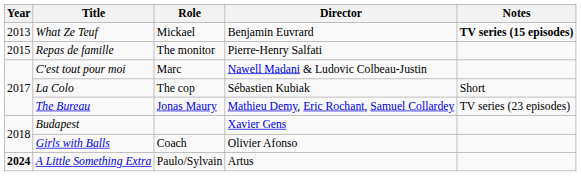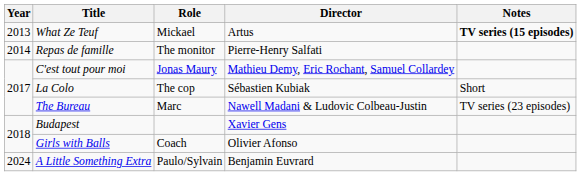(271, 32) Benjamin Euvrard -> (241, 32) Artus
(19, 50) 2015 -> (19, 50) 2014
(169, 69) Marc -> (187, 69) Jonas Maury
(327, 69) Nawell Madani & Ludovic Colbeau-Justin -> (341, 69) Mathieu Demy, Eric Rochant, Samuel Collardey
(187, 106) Jonas Maury -> (169, 106) Marc
(341, 106) Mathieu Demy, Eric Rochant, Samuel Collardey -> (327, 106) Nawell Madani & Ludovic Colbeau-Justin
(19, 161) bold -> (19, 161) normal
(241, 161) Artus -> (271, 161) Benjamin Euvrard
